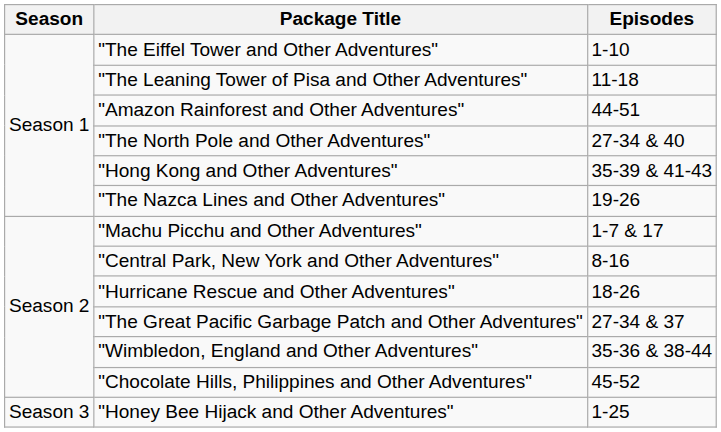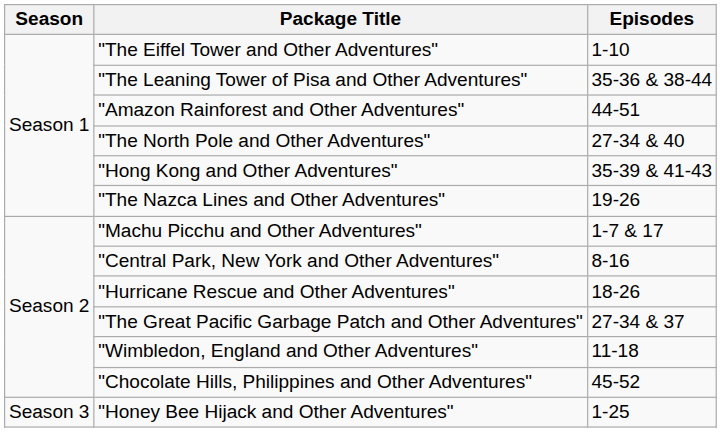(615, 79) 11-18 -> (652, 79) 35-36 & 38-44
(652, 351) 35-36 & 38-44 -> (615, 351) 11-18
